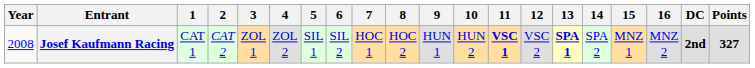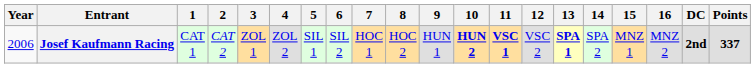(21, 44) 2008 -> (21, 44) 2006
(471, 44) normal -> (472, 44) bold
(729, 44) 327 -> (730, 44) 337
